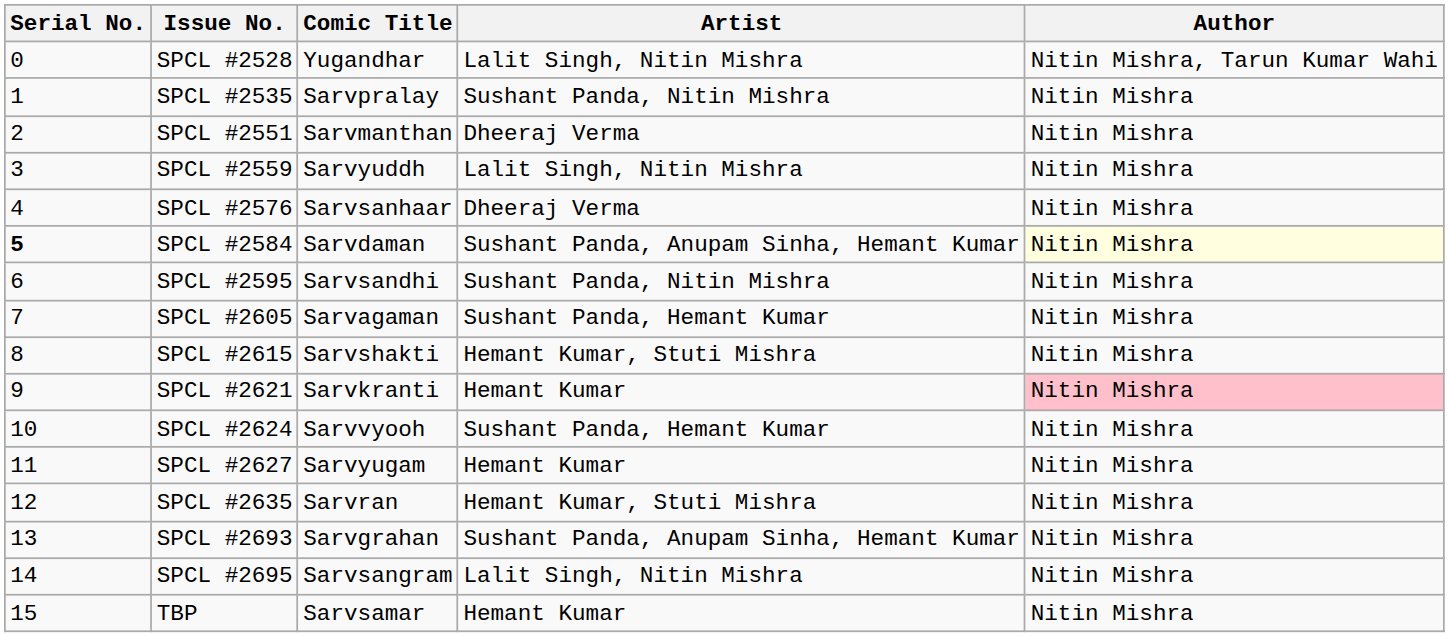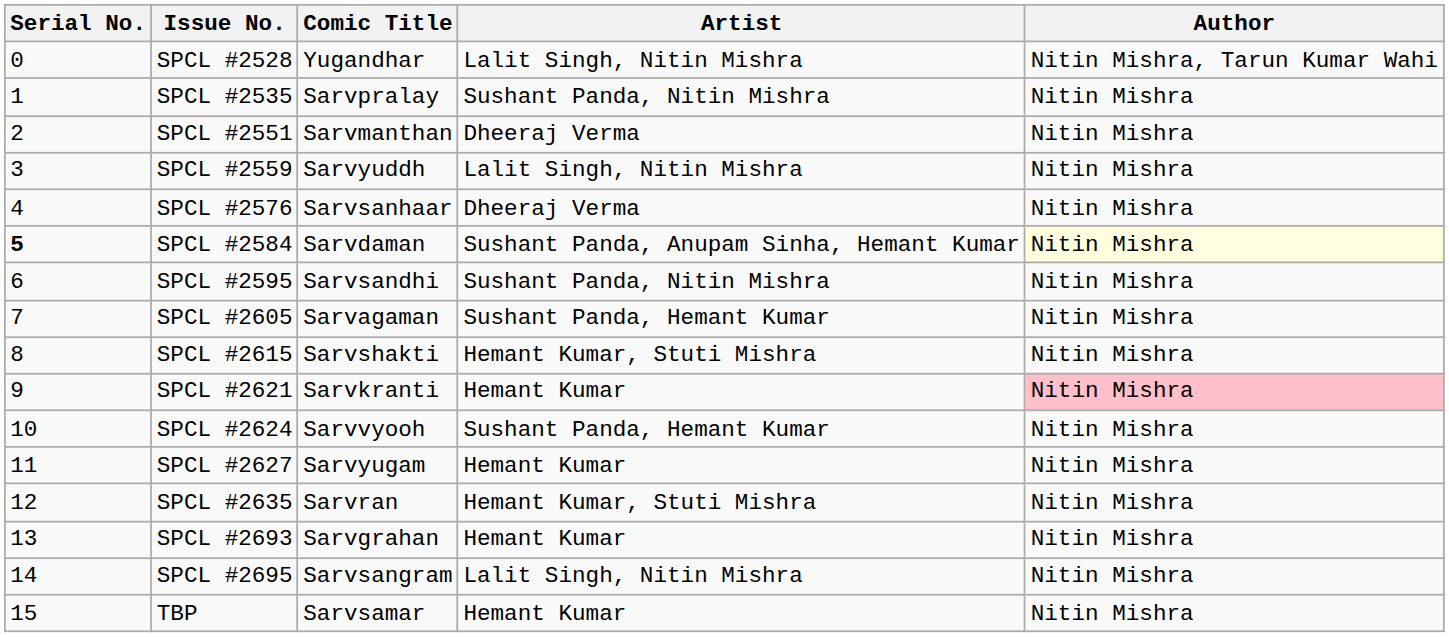(742, 539) Sushant Panda, Anupam Sinha, Hemant Kumar -> (545, 539) Hemant Kumar
